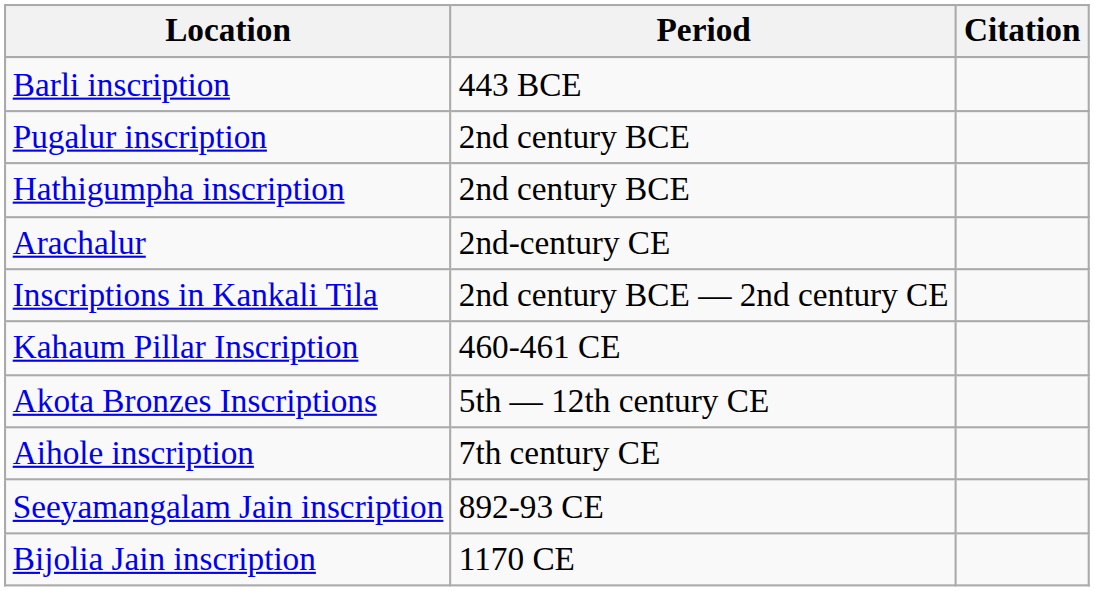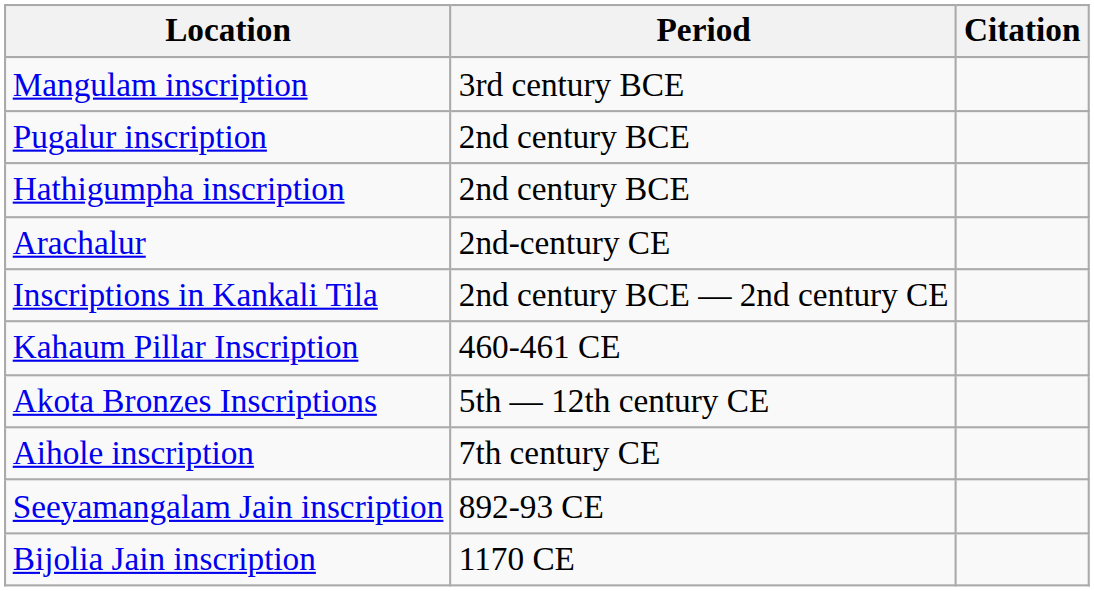- row: (121, 83)
+ row: (160, 83)
